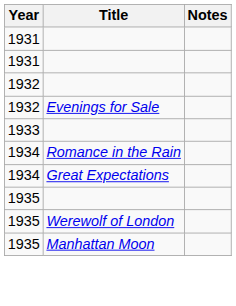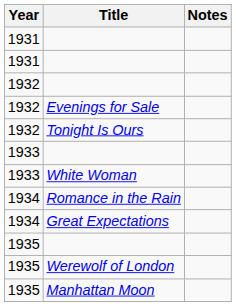+ row: (24, 130)
+ row: (24, 175)
